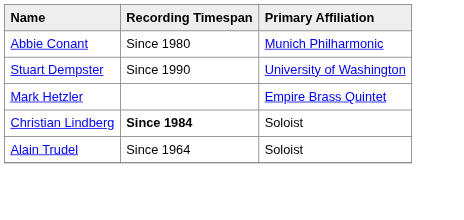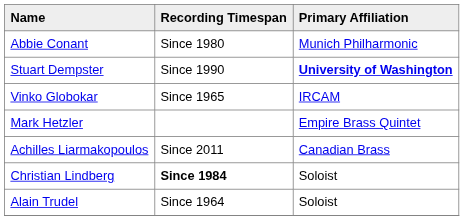(335, 70) normal -> (376, 70) bold
+ row: (54, 96)
+ row: (79, 149)
